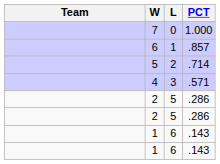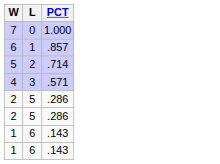- column: (75, 13)
